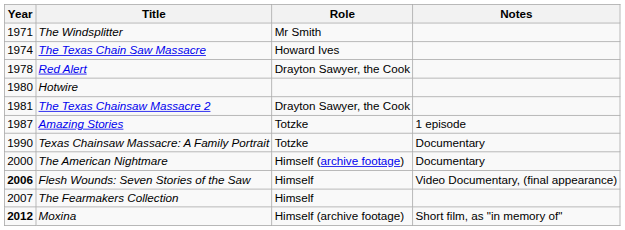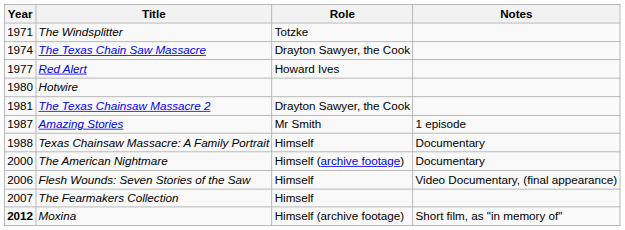(298, 32) Mr Smith -> (291, 32) Totzke
(307, 51) Howard Ives -> (342, 51) Drayton Sawyer, the Cook
(20, 69) 1978 -> (20, 69) 1977
(342, 69) Drayton Sawyer, the Cook -> (307, 69) Howard Ives
(291, 125) Totzke -> (298, 125) Mr Smith
(20, 143) 1990 -> (20, 143) 1988
(291, 143) Totzke -> (294, 143) Himself
(20, 180) bold -> (20, 180) normal
